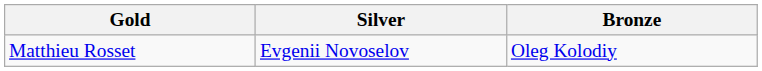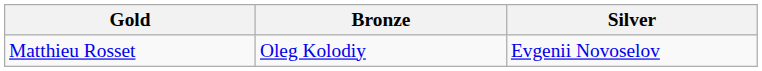columns swapped: (381, 19) <-> (632, 19)
